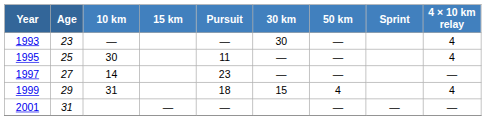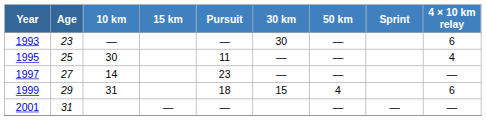(452, 41) 4 -> (452, 41) 6
(452, 91) 4 -> (452, 91) 6
